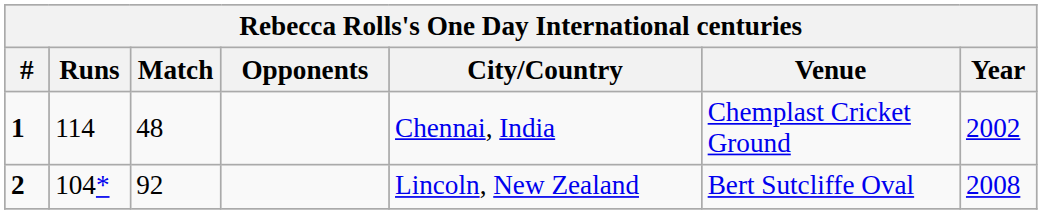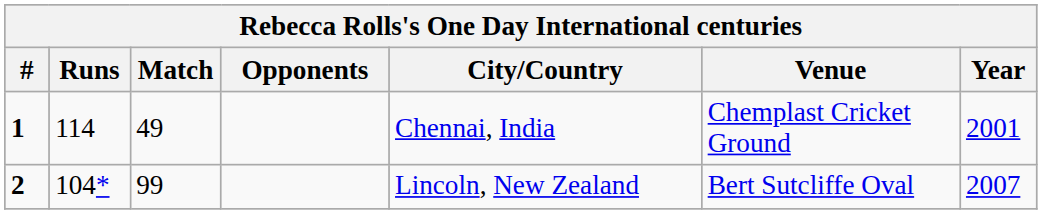(150, 127) 48 -> (150, 127) 49
(993, 127) 2002 -> (993, 127) 2001
(150, 186) 92 -> (150, 186) 99
(993, 186) 2008 -> (993, 186) 2007
